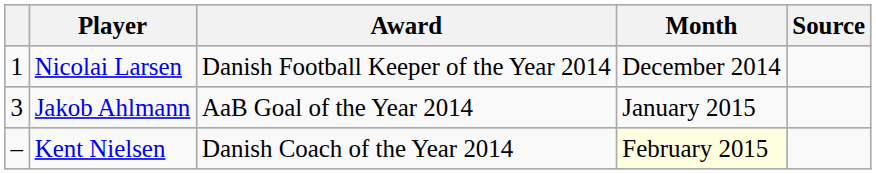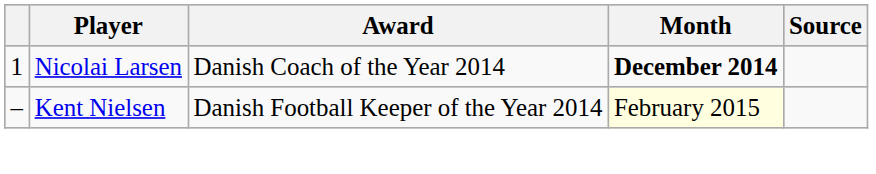(406, 66) Danish Football Keeper of the Year 2014 -> (349, 66) Danish Coach of the Year 2014
(701, 66) normal -> (696, 66) bold
- row: (112, 107)
(358, 148) Danish Coach of the Year 2014 -> (398, 107) Danish Football Keeper of the Year 2014
